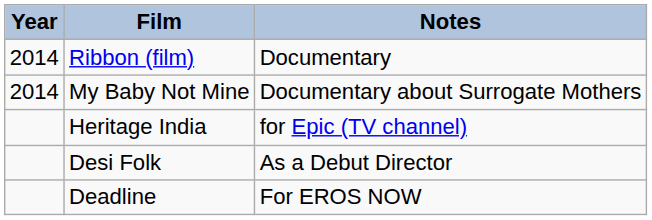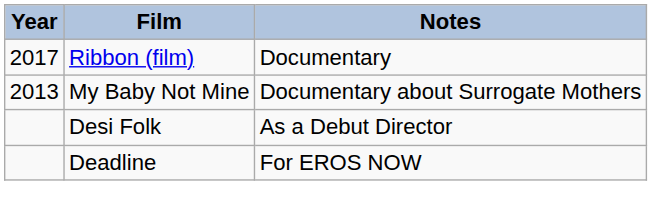(34, 57) 2014 -> (34, 57) 2017
(34, 92) 2014 -> (34, 92) 2013
- row: (138, 127)
